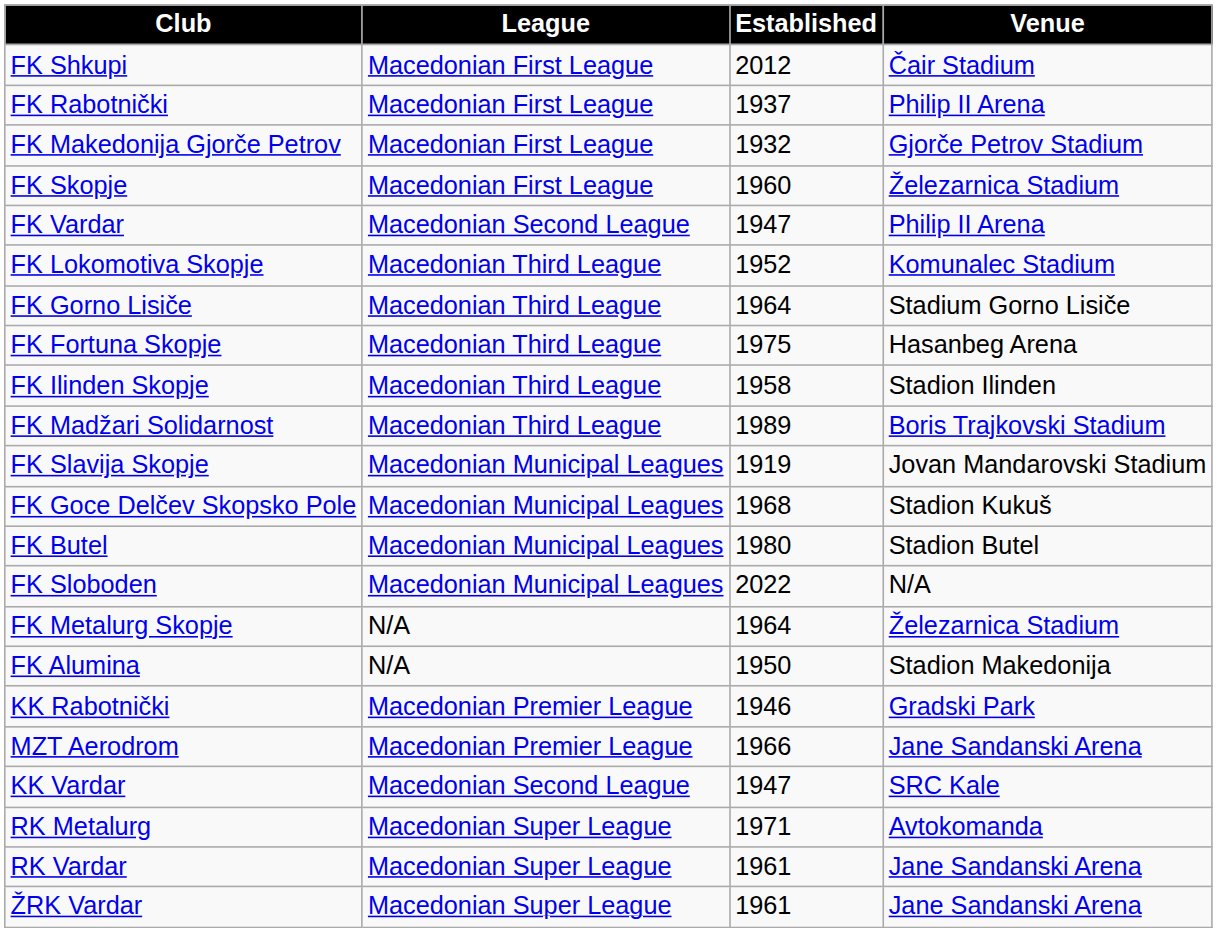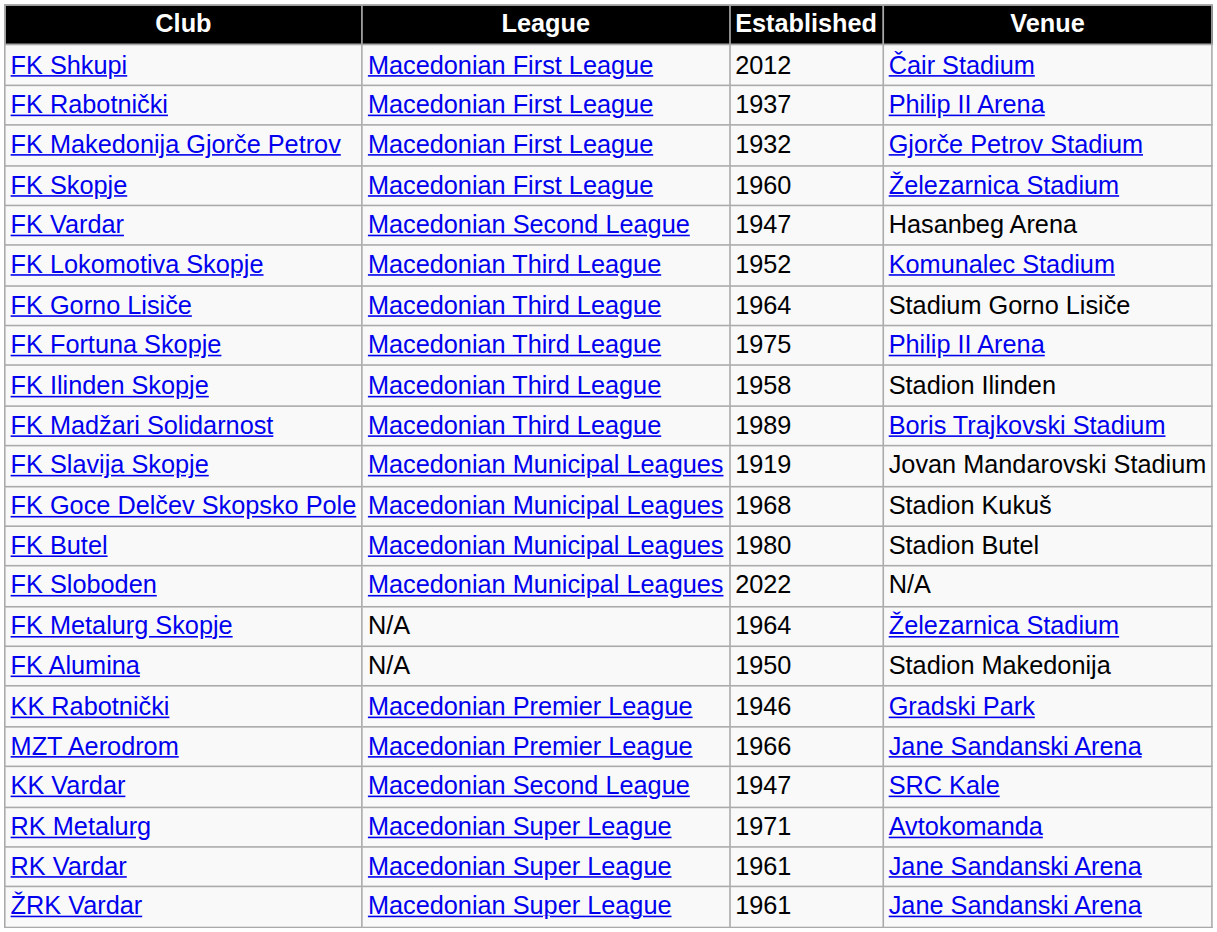(967, 225) Philip II Arena -> (983, 225) Hasanbeg Arena
(983, 345) Hasanbeg Arena -> (967, 345) Philip II Arena
